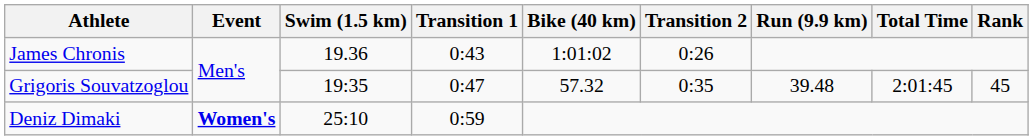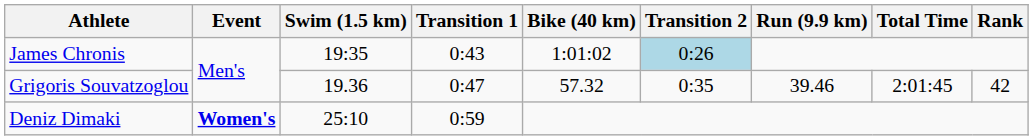(346, 53) 19.36 -> (346, 53) 19:35
(696, 53) no background -> (696, 53) lightblue background
(346, 86) 19:35 -> (346, 86) 19.36
(812, 86) 39.48 -> (812, 86) 39.46
(1000, 86) 45 -> (1000, 86) 42
